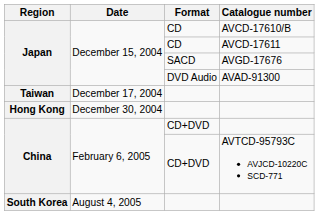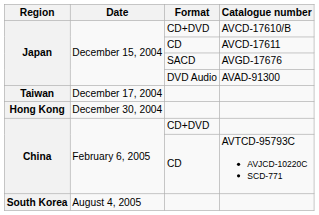(174, 28) CD -> (188, 28) CD+DVD
(188, 164) CD+DVD -> (174, 164) CD
